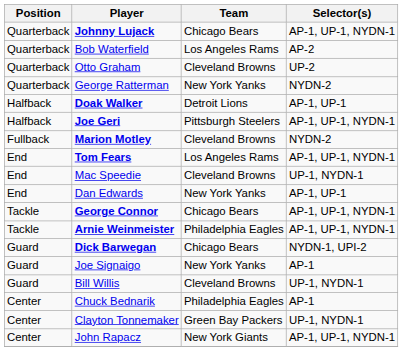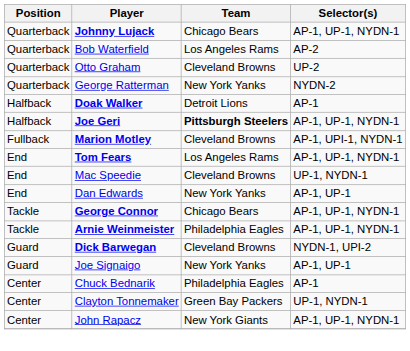(318, 103) AP-1, UP-1 -> (306, 103) AP-1
(232, 121) normal -> (236, 121) bold
(310, 139) NYDN-2 -> (348, 139) AP-1, UPI-1, NYDN-1
(221, 247) Chicago Bears -> (230, 247) Cleveland Browns
(302, 265) AP-1 -> (322, 265) AP-1, UP-1
- row: (97, 283)
